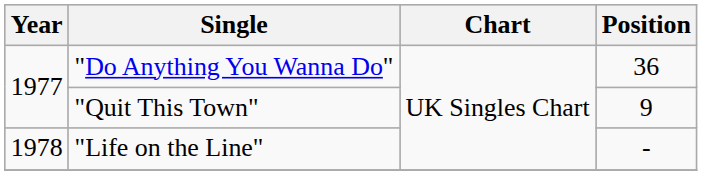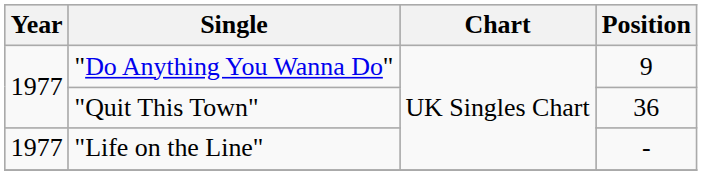(646, 66) 36 -> (646, 66) 9
(646, 107) 9 -> (646, 107) 36
(37, 148) 1978 -> (37, 148) 1977
